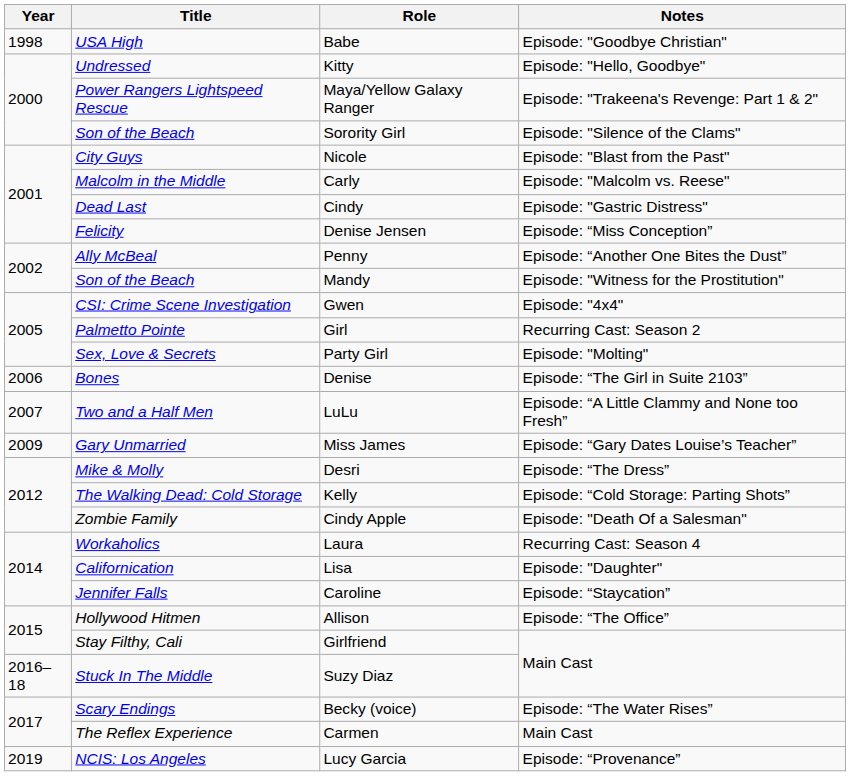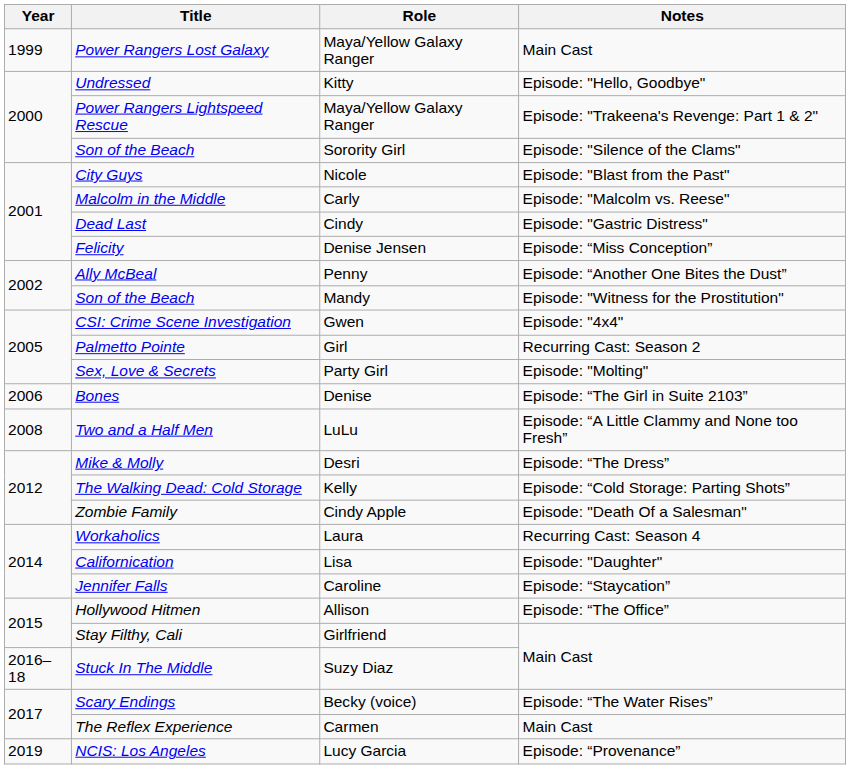- row: (109, 41)
+ row: (172, 50)
(25, 412) 2007 -> (25, 429) 2008
- row: (130, 445)
